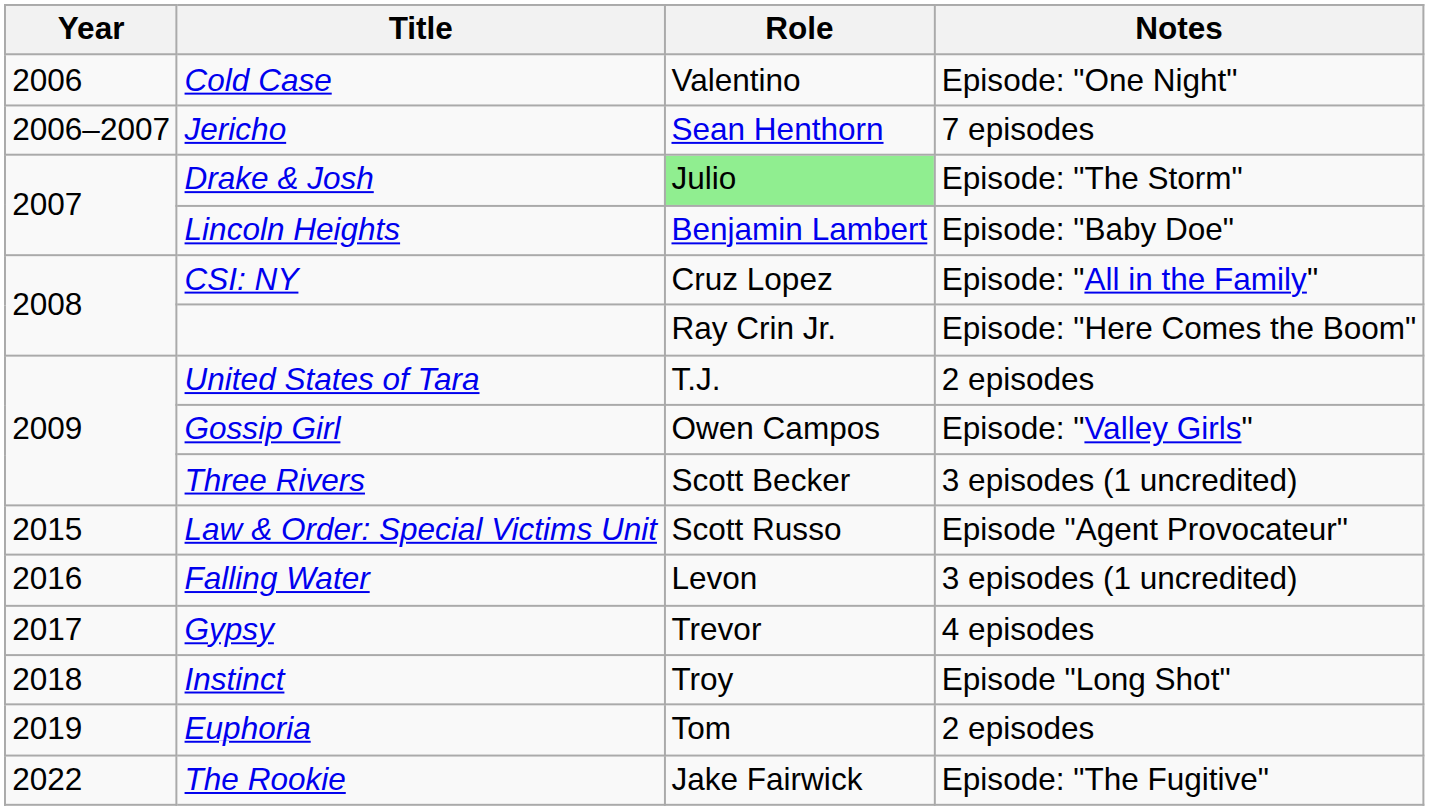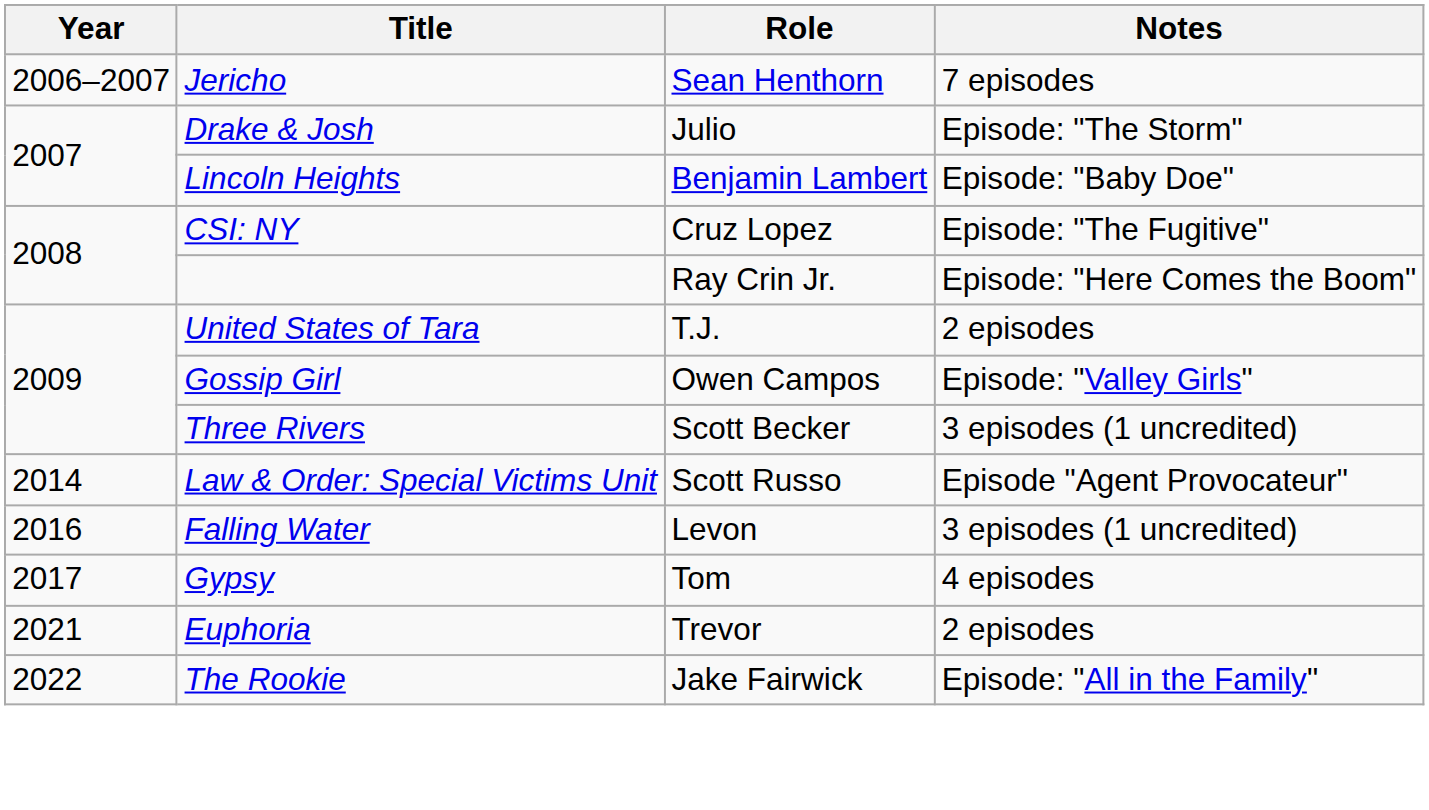- row: (258, 79)
(704, 179) lightgreen background -> (704, 129) no background
(1130, 279) Episode: "All in the Family" -> (1105, 229) Episode: "The Fugitive"
(47, 529) 2015 -> (47, 479) 2014
(716, 629) Trevor -> (701, 579) Tom
- row: (234, 679)
(47, 729) 2019 -> (47, 629) 2021
(701, 729) Tom -> (716, 629) Trevor
(1105, 779) Episode: "The Fugitive" -> (1130, 679) Episode: "All in the Family"
